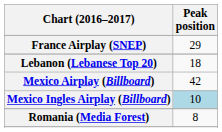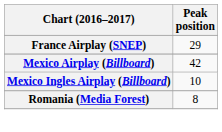- row: (89, 63)
(195, 99) lightblue background -> (195, 81) no background
